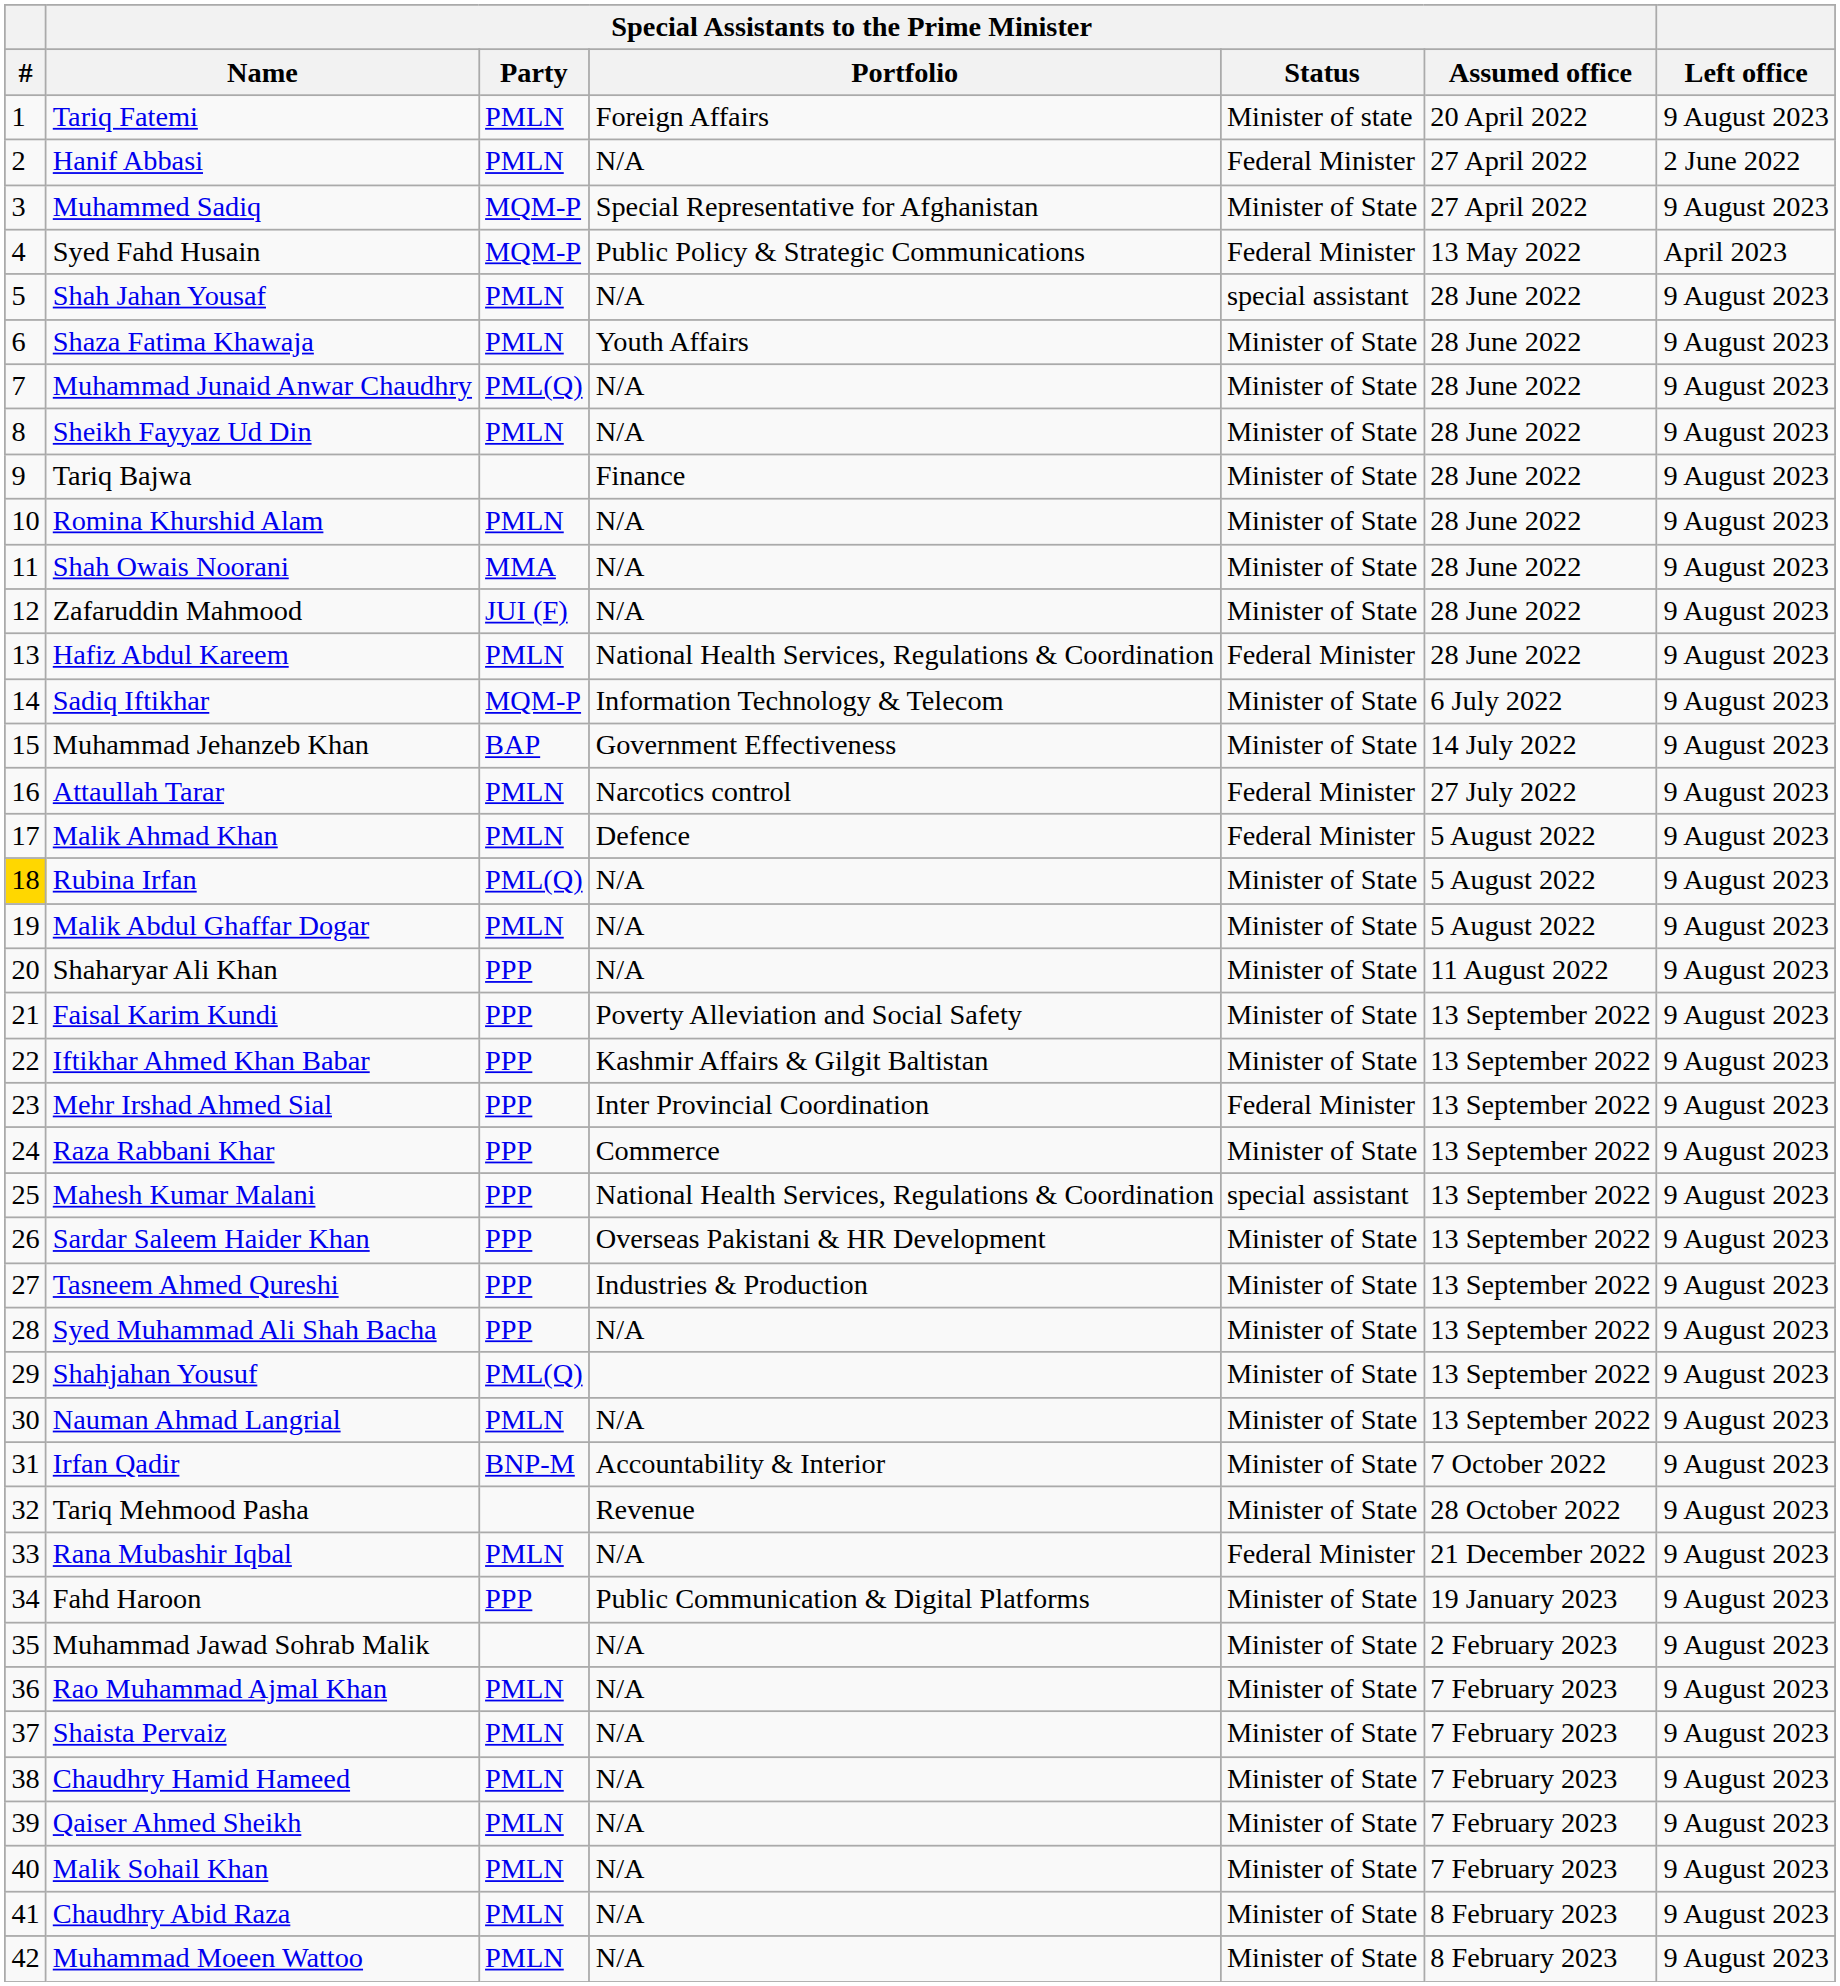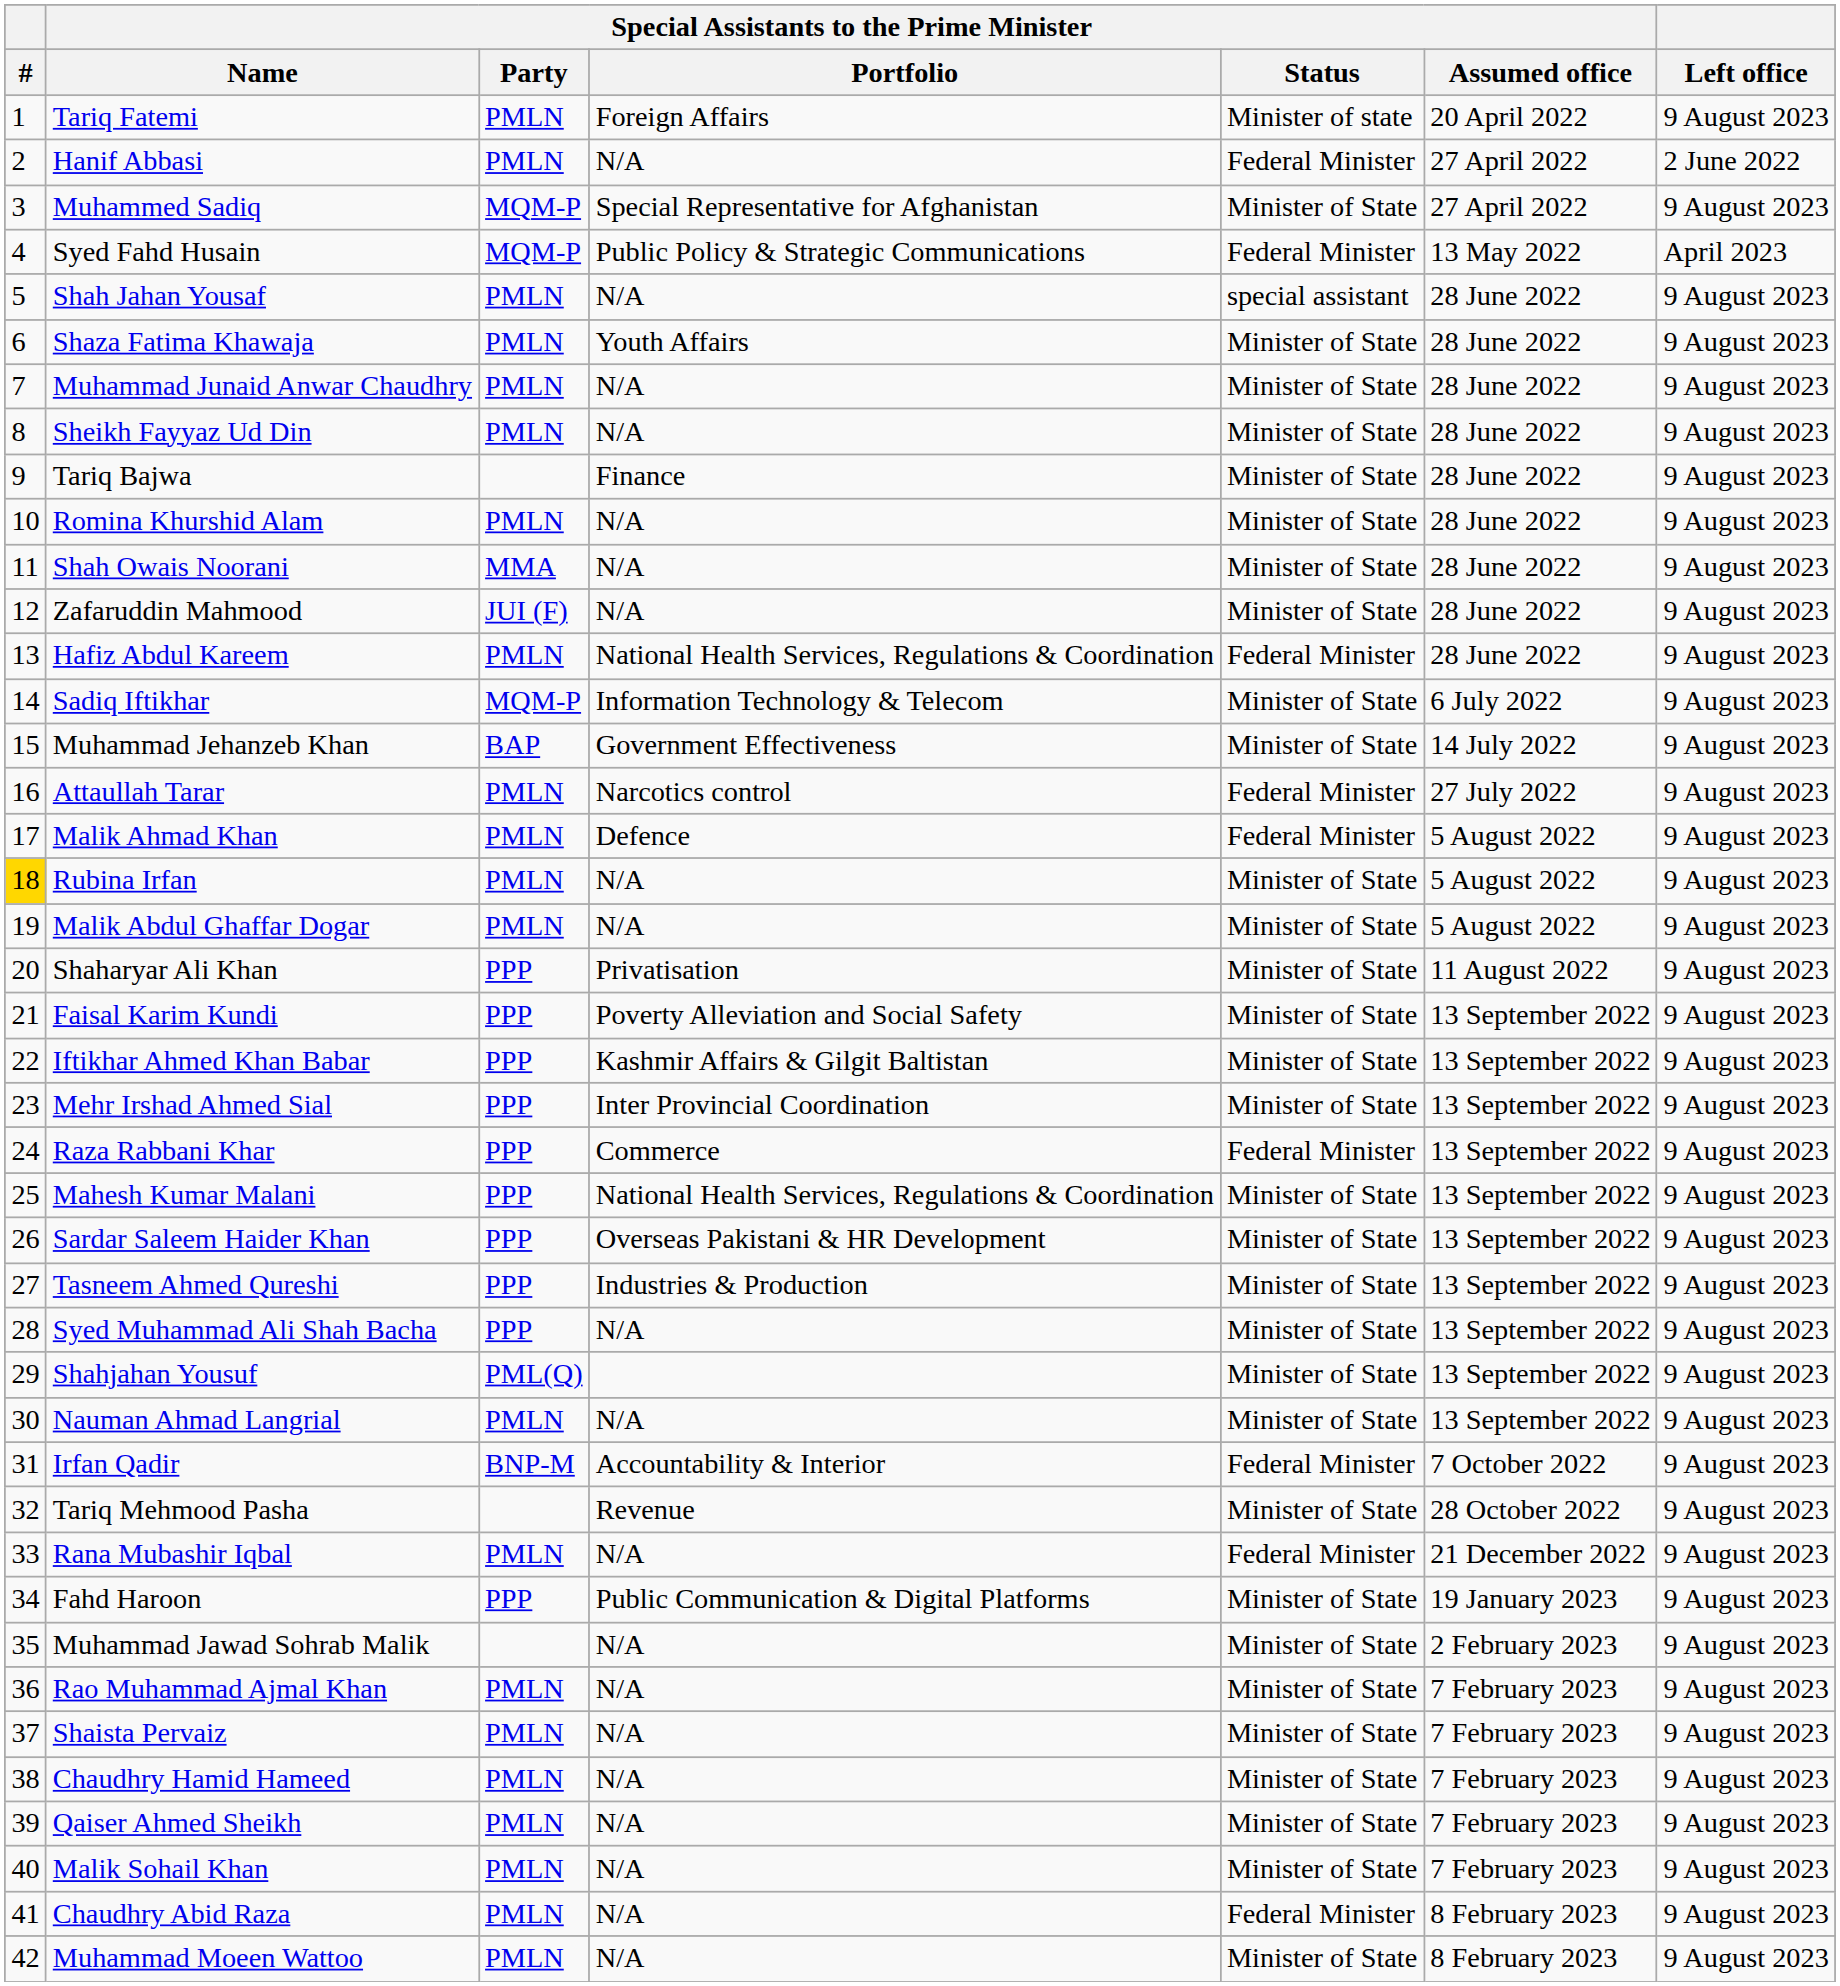(534, 386) PML(Q) -> (524, 386) PMLN
(534, 880) PML(Q) -> (524, 880) PMLN
(620, 970) N/A -> (667, 970) Privatisation
(1321, 1104) Federal Minister -> (1322, 1104) Minister of State
(1322, 1149) Minister of State -> (1321, 1149) Federal Minister
(1318, 1194) special assistant -> (1322, 1194) Minister of State
(1322, 1464) Minister of State -> (1321, 1464) Federal Minister
(1322, 1913) Minister of State -> (1321, 1913) Federal Minister
